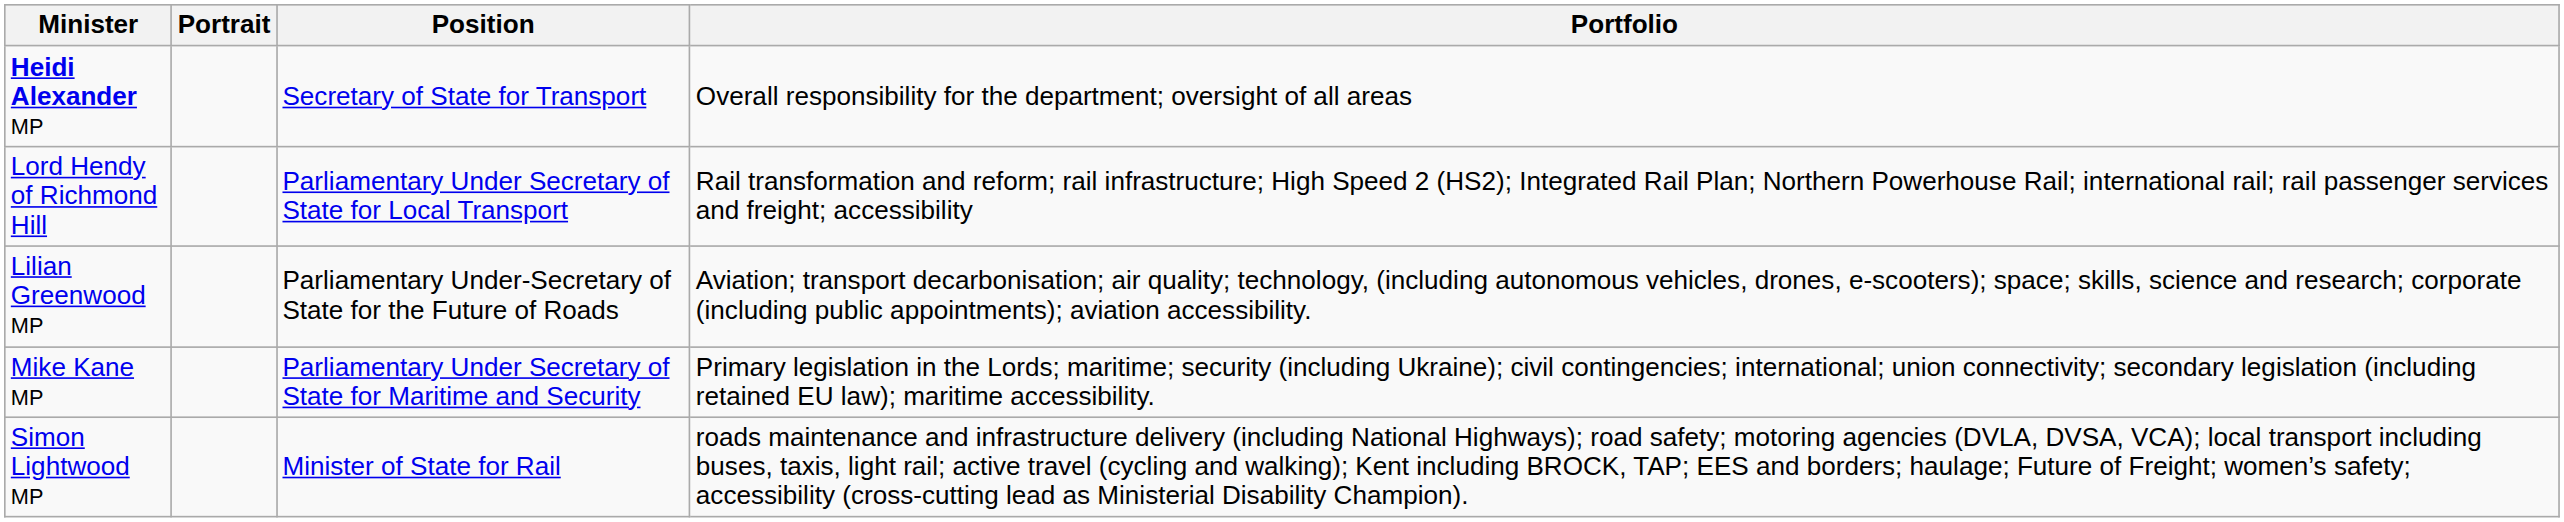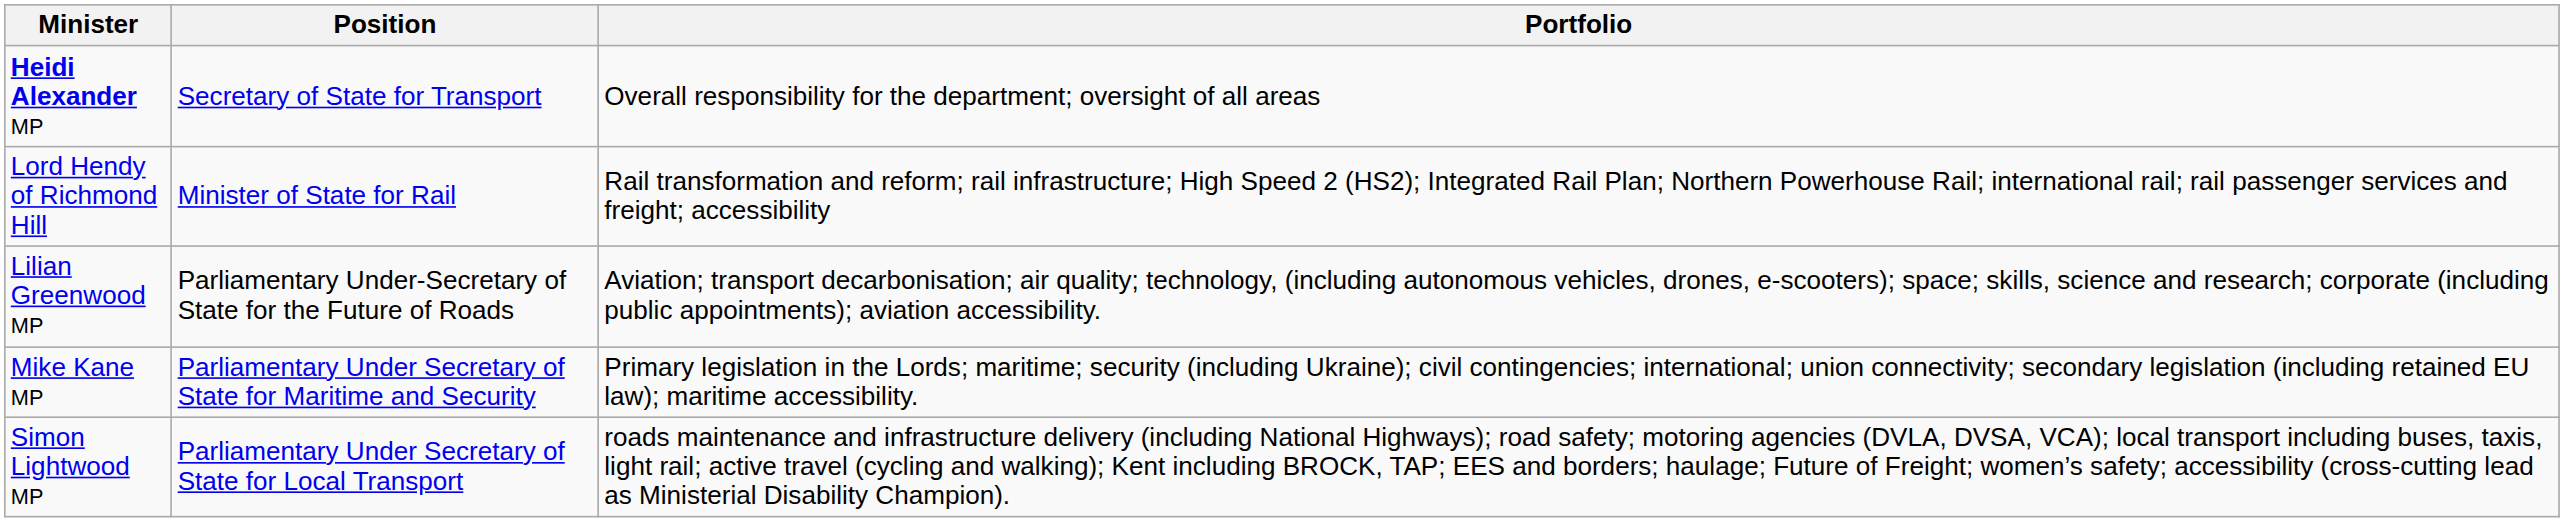- column: (224, 25)
(476, 195) Parliamentary Under Secretary of State for Local Transport -> (317, 195) Minister of State for Rail
(422, 466) Minister of State for Rail -> (371, 466) Parliamentary Under Secretary of State for Local Transport
